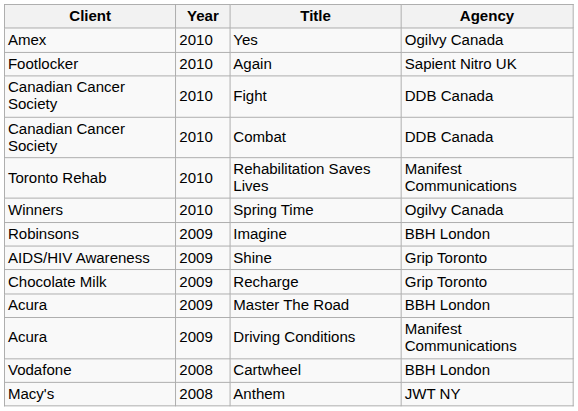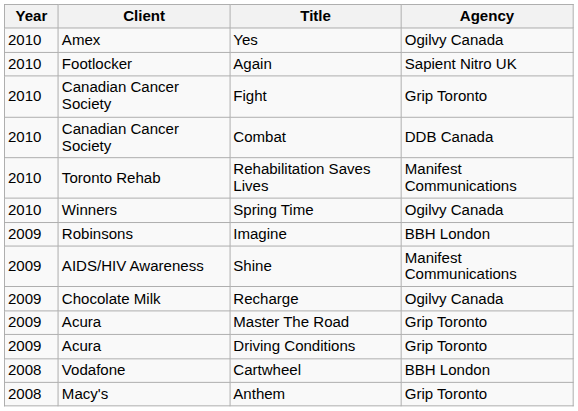columns swapped: (203, 16) <-> (90, 16)
(449, 96) DDB Canada -> (446, 96) Grip Toronto
(446, 258) Grip Toronto -> (461, 266) Manifest Communications
(446, 281) Grip Toronto -> (454, 298) Ogilvy Canada
(447, 305) BBH London -> (446, 322) Grip Toronto
(461, 338) Manifest Communications -> (446, 346) Grip Toronto
(433, 394) JWT NY -> (446, 394) Grip Toronto
